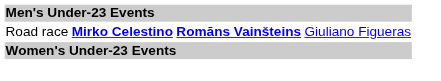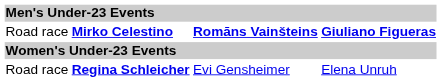(358, 31) normal -> (379, 31) bold
+ row: (131, 69)
